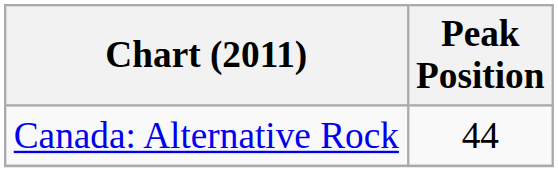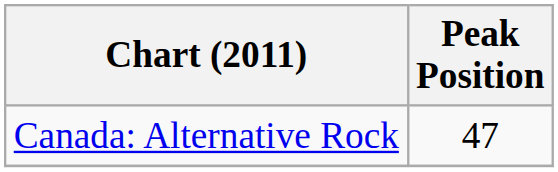(480, 135) 44 -> (480, 135) 47
